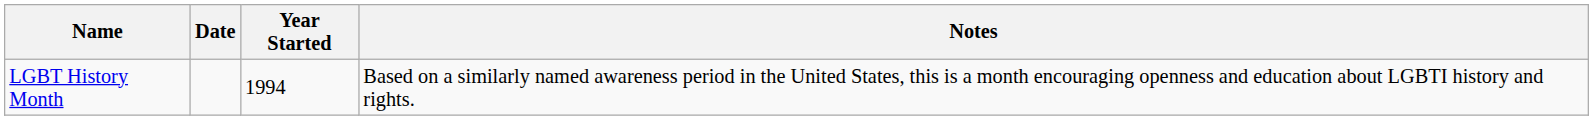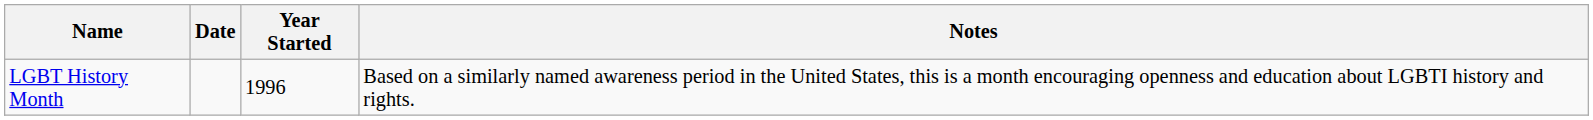(265, 87) 1994 -> (265, 87) 1996
